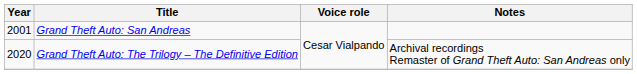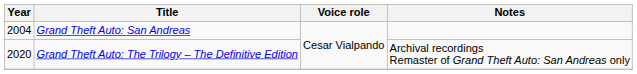(19, 30) 2001 -> (19, 30) 2004
